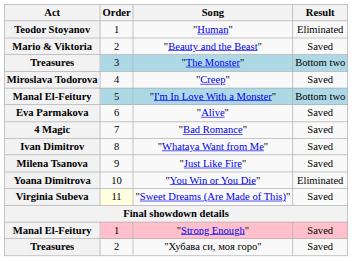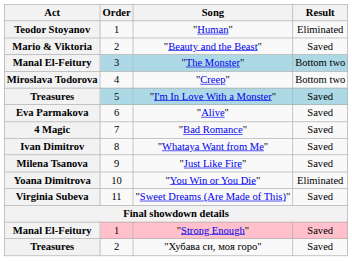(52, 63) Treasures -> (52, 63) Manal El-Feitury
(320, 79) Saved -> (320, 79) Bottom two
(52, 96) Manal El-Feitury -> (52, 96) Treasures
(320, 96) Bottom two -> (320, 96) Saved
(117, 197) lightyellow background -> (117, 197) no background
